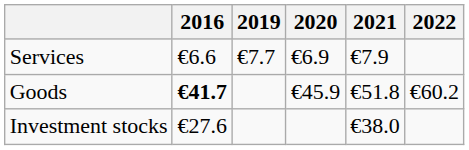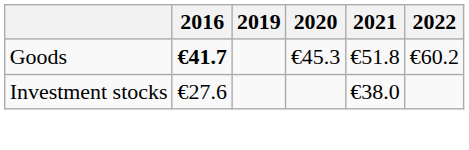- row: (47, 56)
(316, 91) €45.9 -> (316, 56) €45.3
